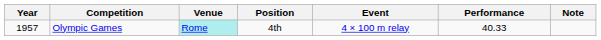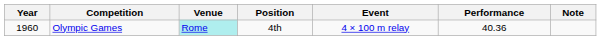(27, 28) 1957 -> (27, 28) 1960
(494, 28) 40.33 -> (494, 28) 40.36
